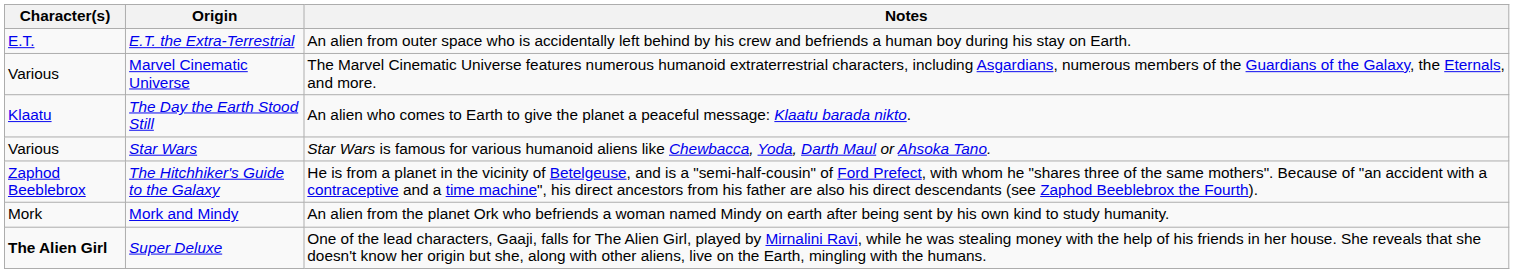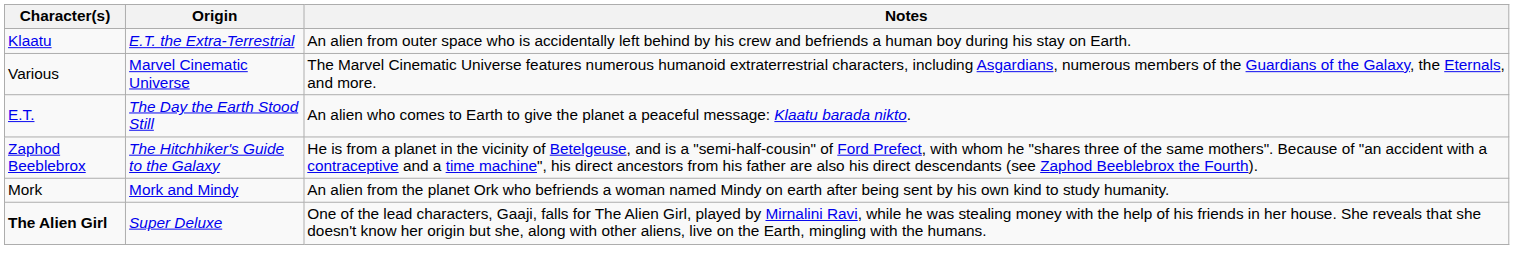(21, 41) E.T. -> (30, 41) Klaatu
(30, 115) Klaatu -> (21, 115) E.T.
- row: (163, 148)
